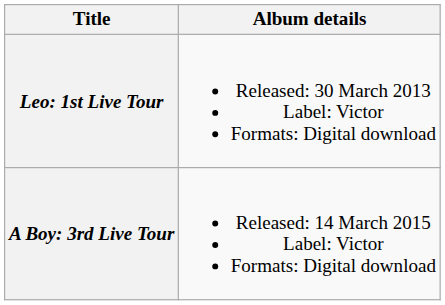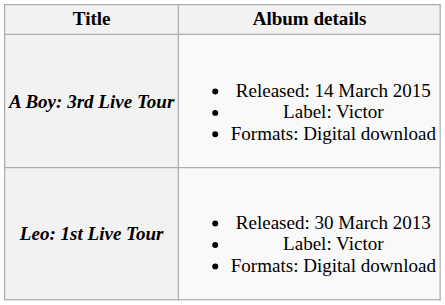rows swapped: (92, 100) <-> (92, 233)
